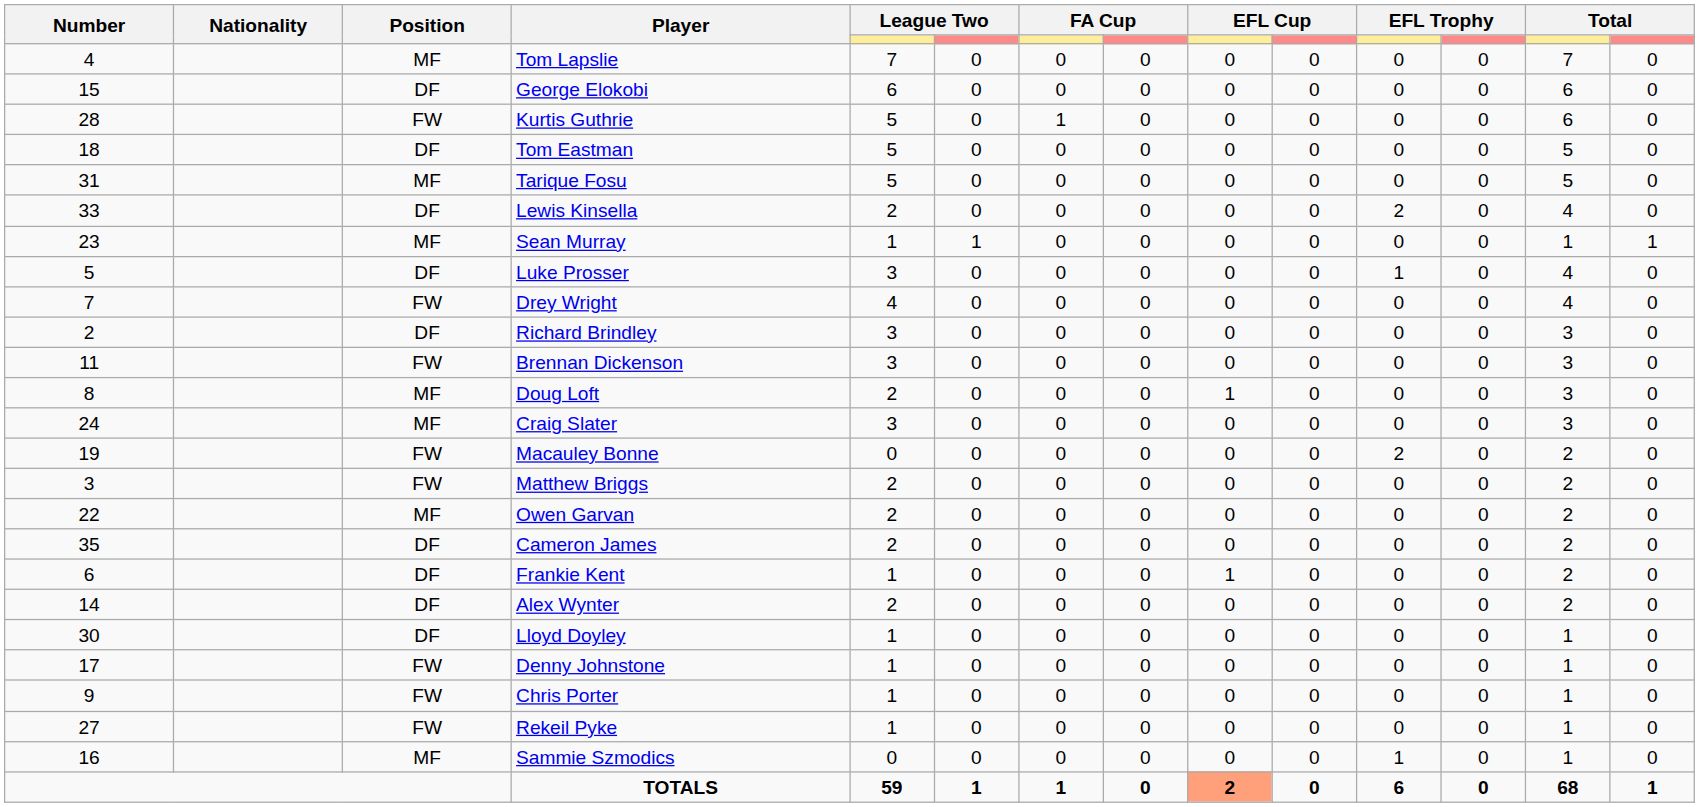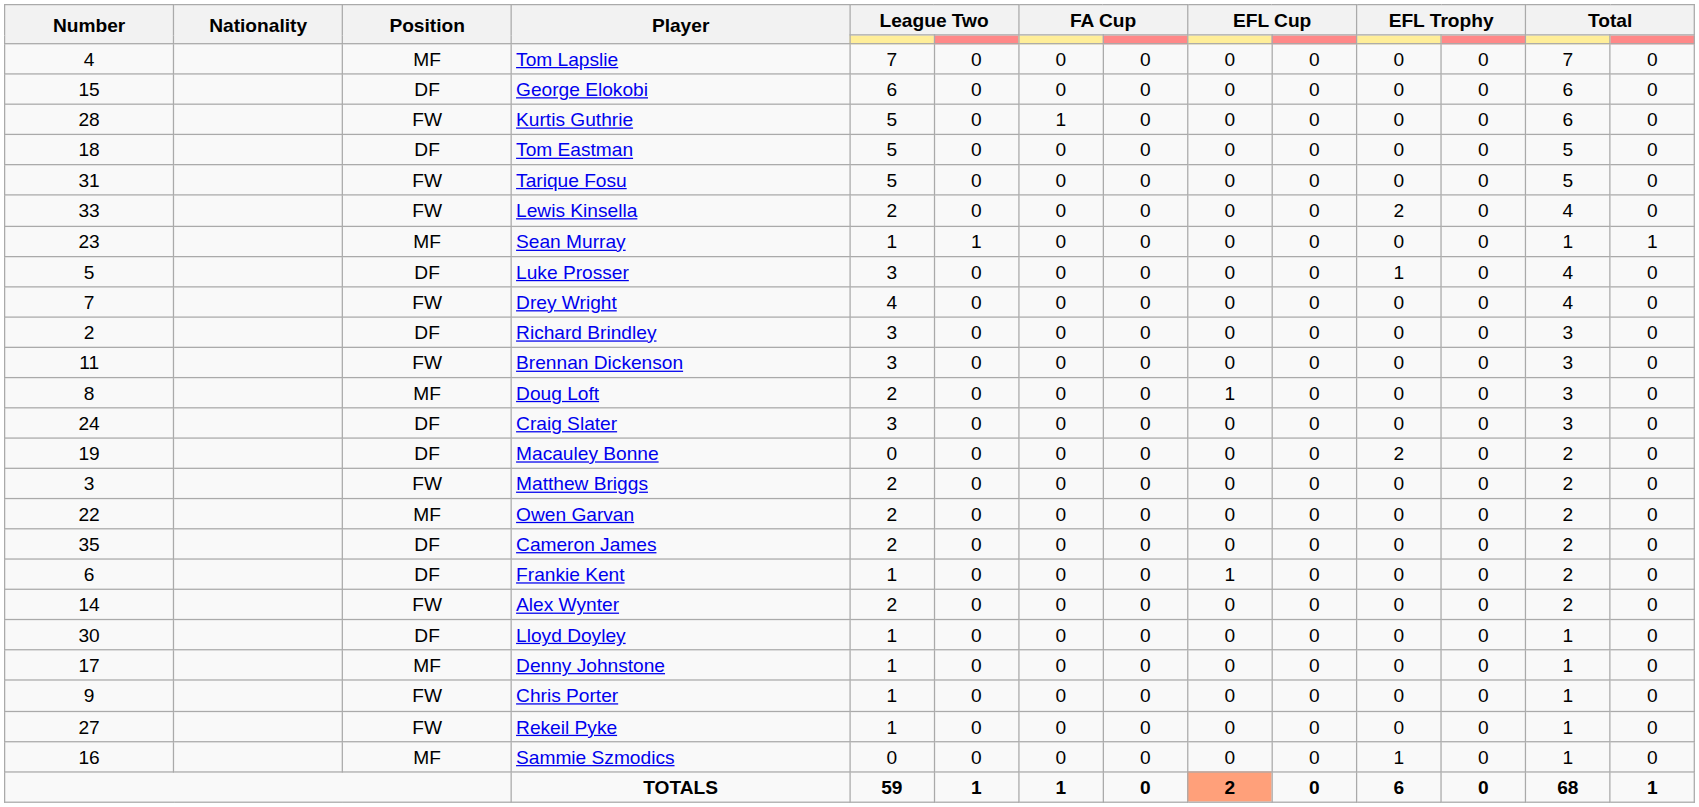(427, 180) MF -> (427, 180) FW
(427, 211) DF -> (427, 211) FW
(427, 423) MF -> (427, 423) DF
(427, 453) FW -> (427, 453) DF
(427, 605) DF -> (427, 605) FW
(427, 666) FW -> (427, 666) MF
